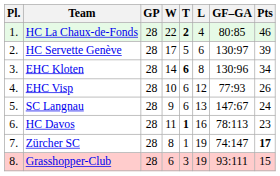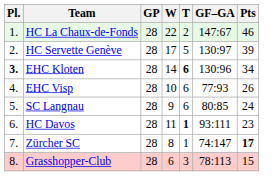- column: (201, 13)
(186, 32) bold -> (186, 32) normal
(232, 32) 80:85 -> (215, 32) 147:67
(14, 69) normal -> (14, 69) bold
(232, 106) 147:67 -> (215, 106) 80:85
(232, 124) 78:113 -> (215, 124) 93:111
(232, 161) 93:111 -> (215, 161) 78:113
